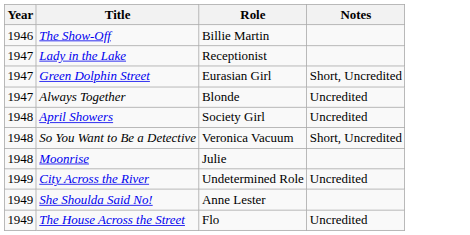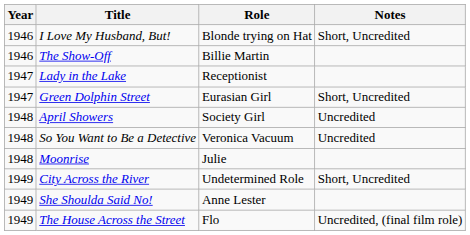+ row: (105, 35)
- row: (82, 96)
(356, 138) Short, Uncredited -> (347, 138) Uncredited
(339, 179) Uncredited -> (364, 179) Short, Uncredited
(339, 220) Uncredited -> (390, 220) Uncredited, (final film role)
